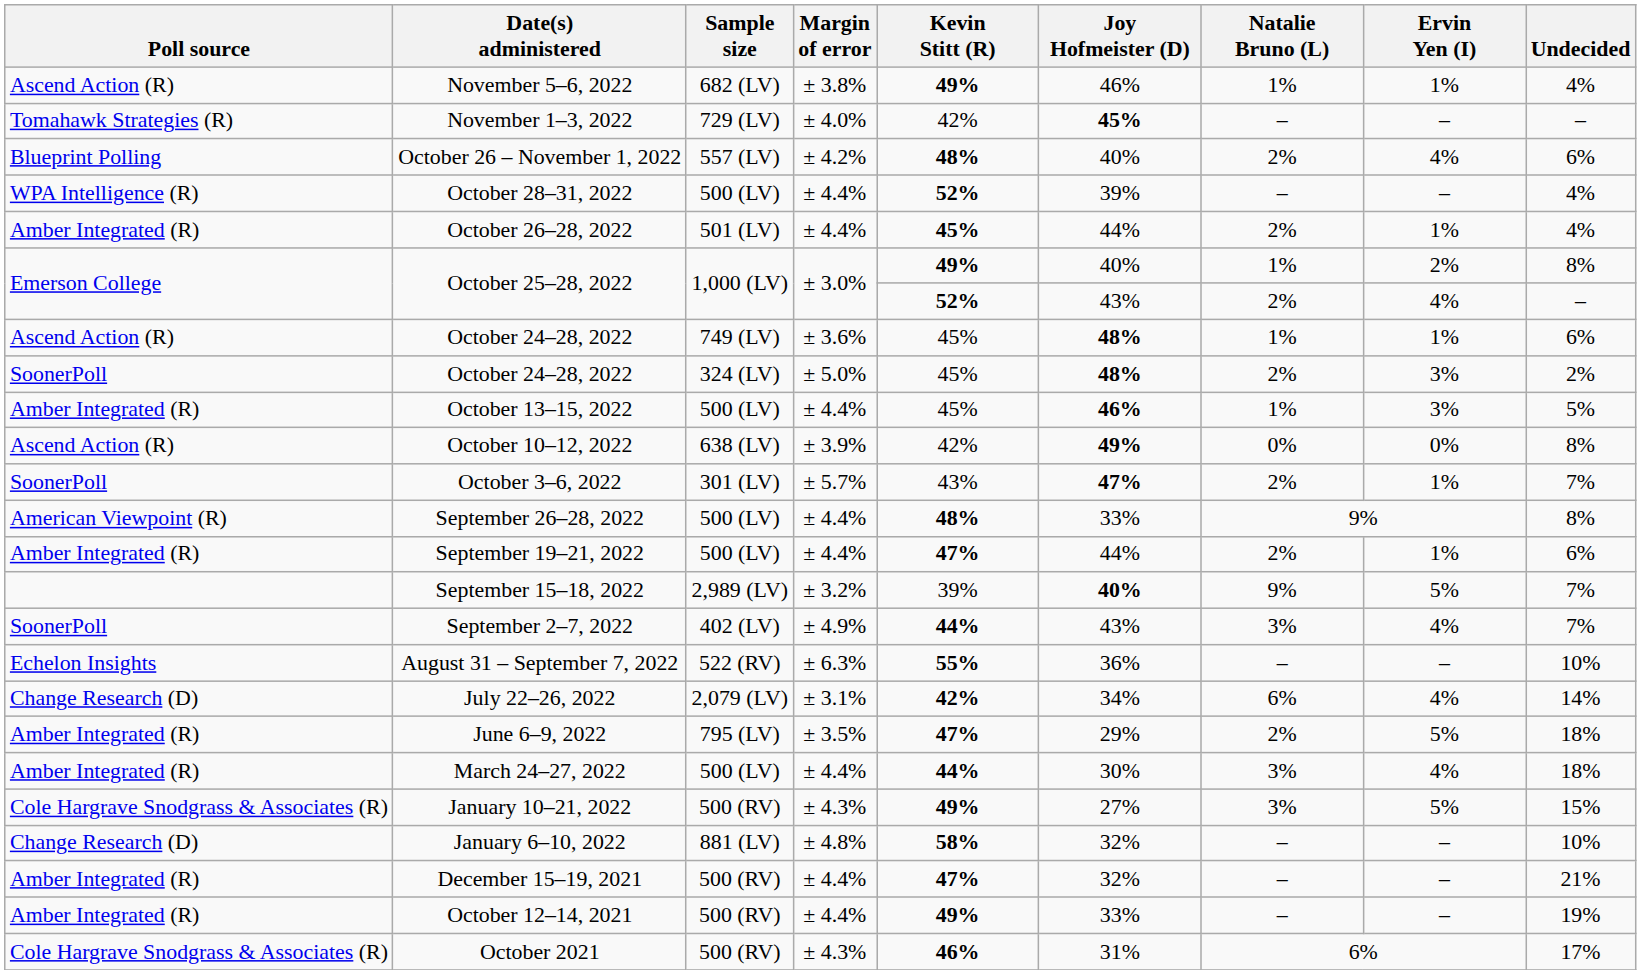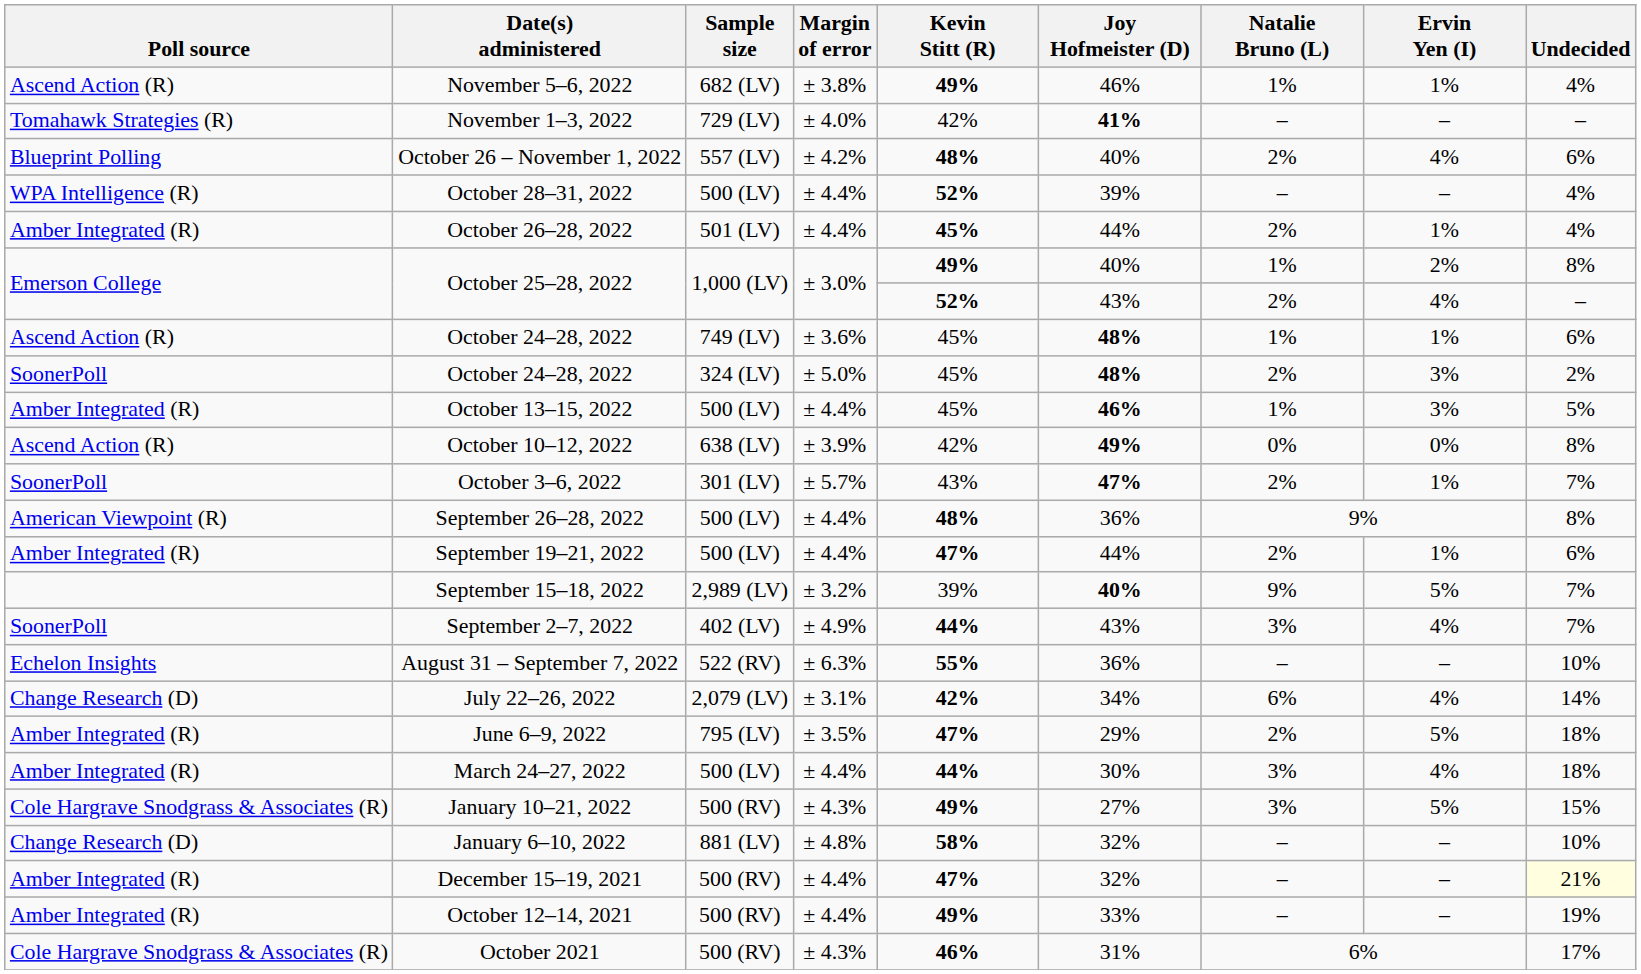(1120, 120) 45% -> (1120, 120) 41%
(1120, 518) 33% -> (1120, 518) 36%
(1580, 879) no background -> (1580, 879) lightyellow background
